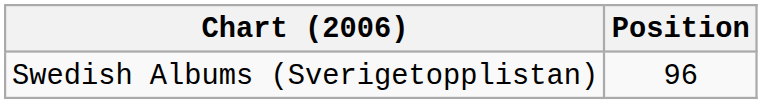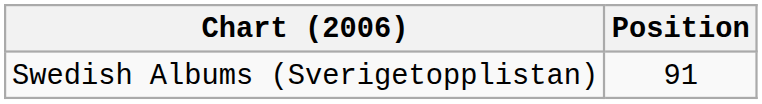(681, 75) 96 -> (681, 75) 91
